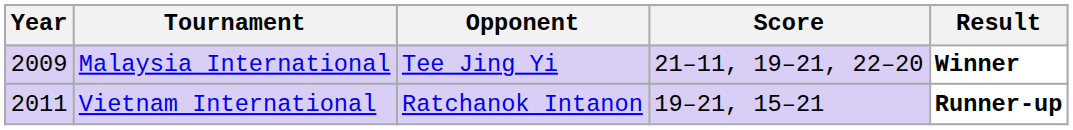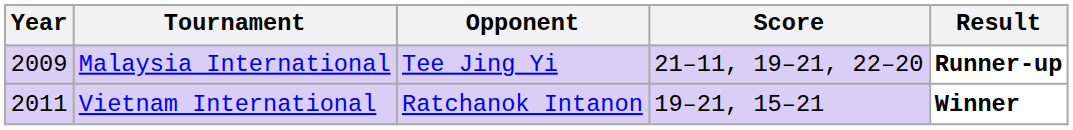(977, 64) Winner -> (999, 64) Runner-up
(999, 104) Runner-up -> (977, 104) Winner
